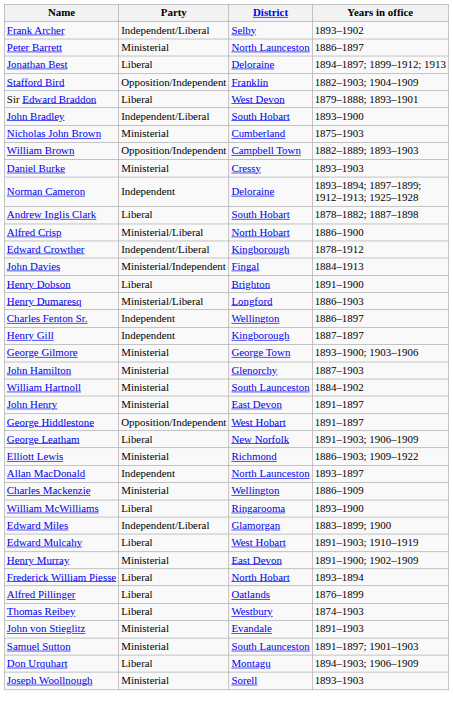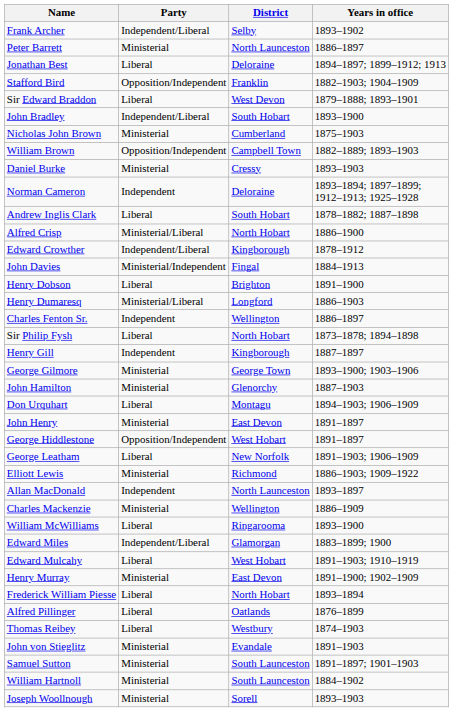+ row: (39, 335)
rows swapped: (44, 387) <-> (37, 663)
